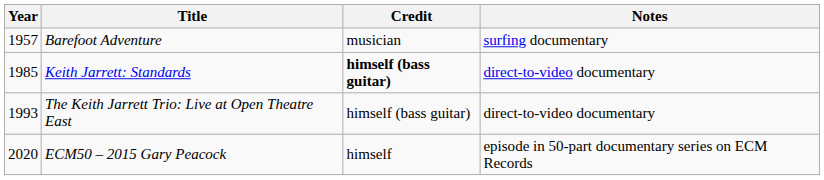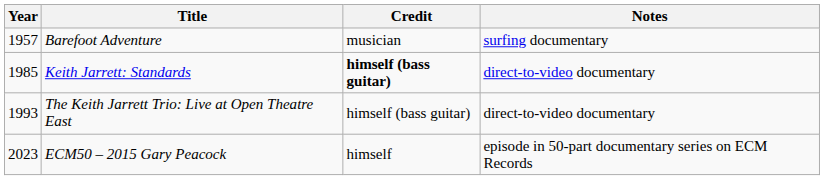(23, 154) 2020 -> (23, 154) 2023
